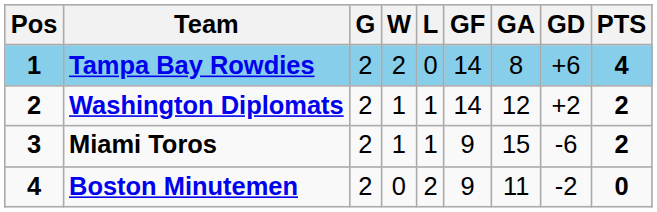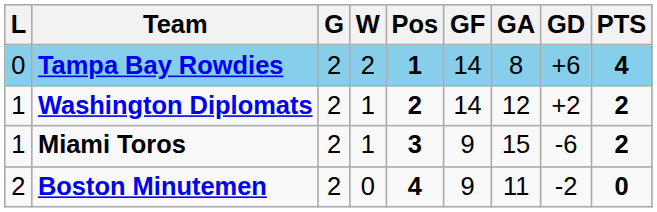columns swapped: (34, 24) <-> (430, 24)
